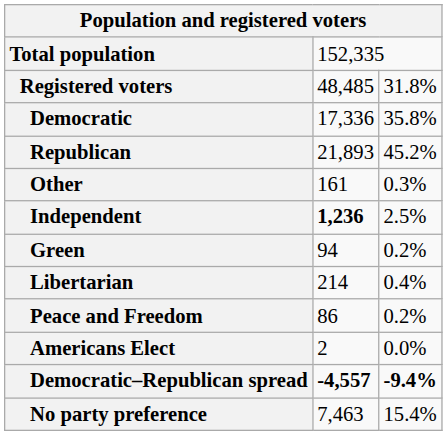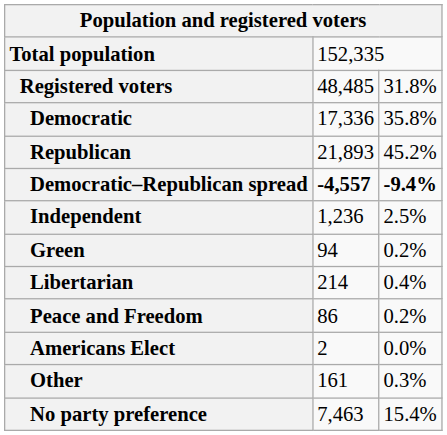rows swapped: (159, 380) <-> (46, 184)
(340, 217) bold -> (340, 217) normal
